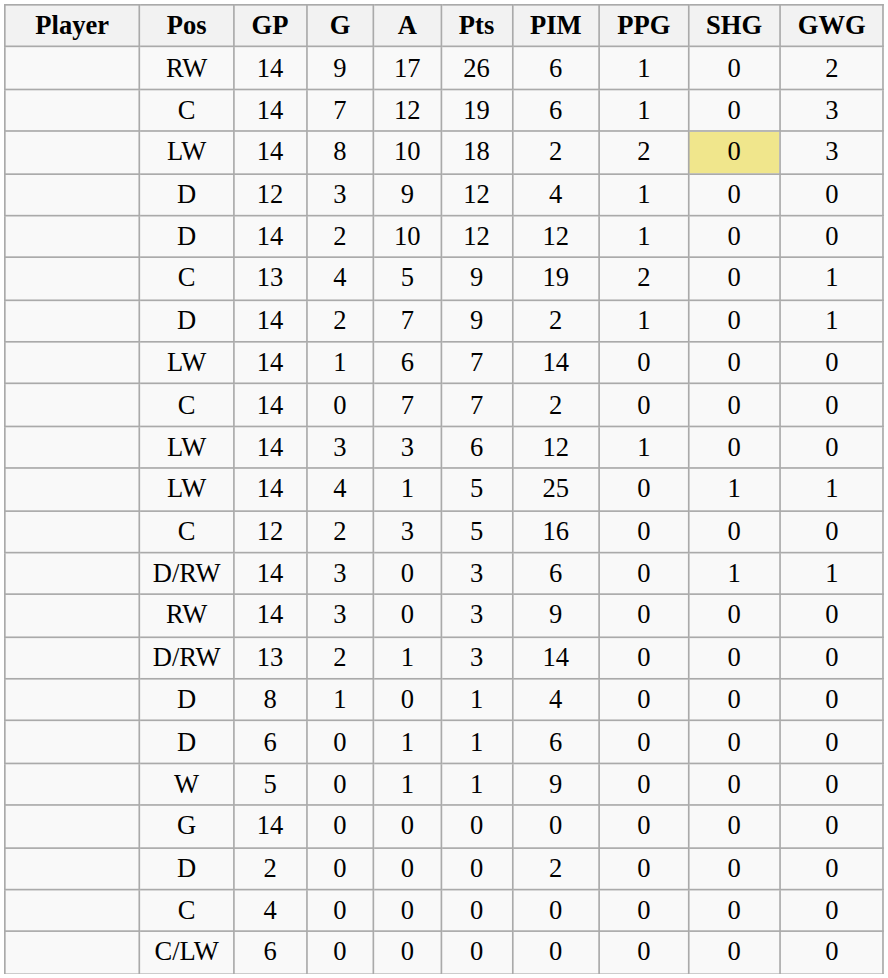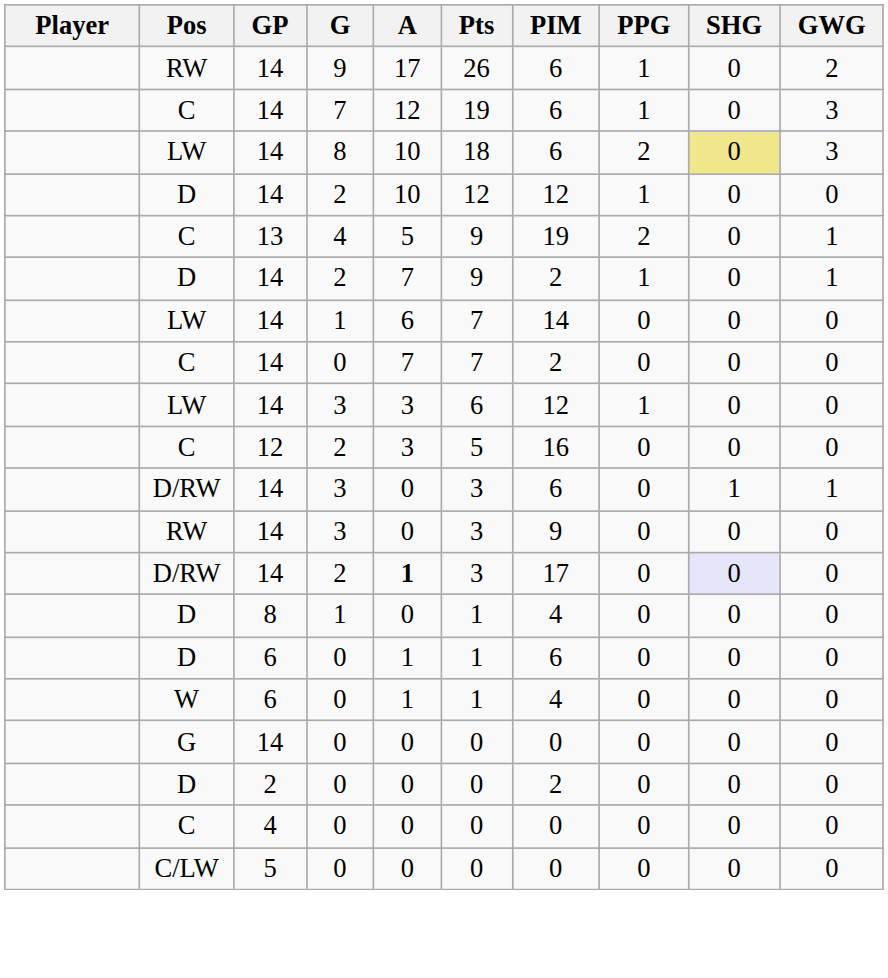(556, 151) 2 -> (556, 151) 6
- row: (187, 194)
- row: (187, 488)
(270, 657) 13 -> (270, 573) 14
(407, 657) normal -> (407, 573) bold
(556, 657) 14 -> (556, 573) 17
(734, 657) no background -> (734, 573) lavender background
(270, 783) 5 -> (270, 699) 6
(556, 783) 9 -> (556, 699) 4
(270, 952) 6 -> (270, 868) 5
